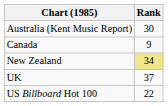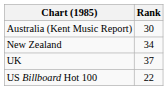- row: (22, 45)
(149, 61) khaki background -> (149, 45) no background
